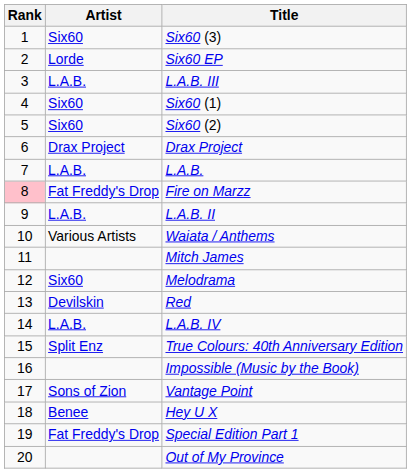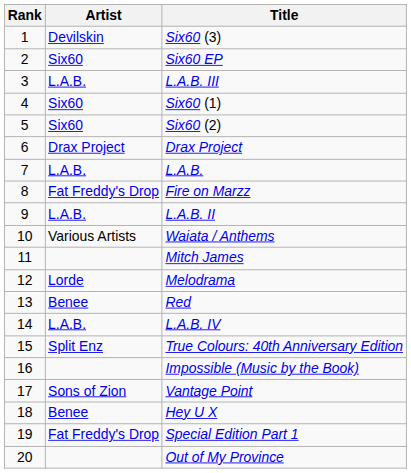(66, 37) Six60 -> (76, 37) Devilskin
(66, 59) Lorde -> (66, 59) Six60
(25, 192) pink background -> (25, 192) no background
(66, 280) Six60 -> (66, 280) Lorde
(76, 302) Devilskin -> (68, 302) Benee
